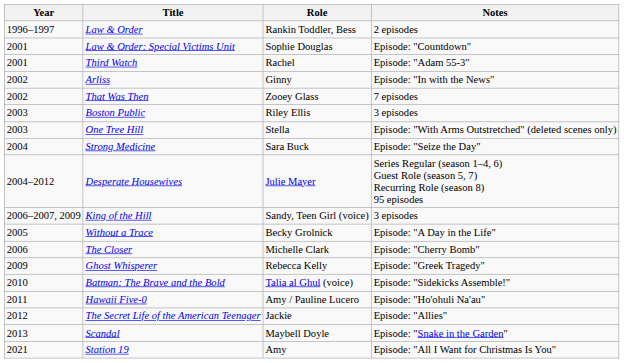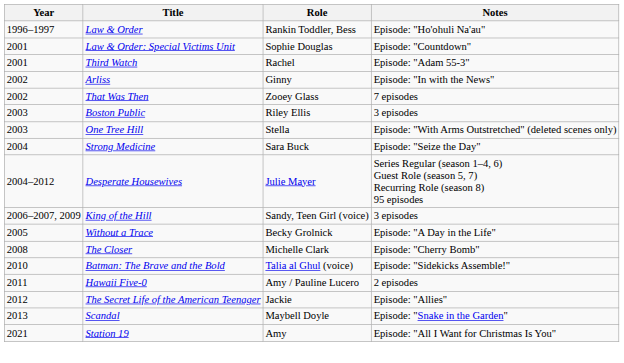(396, 29) 2 episodes -> (429, 29) Episode: "Ho'ohuli Na'au"
(17, 249) 2006 -> (17, 249) 2008
- row: (121, 266)
(429, 299) Episode: "Ho'ohuli Na'au" -> (396, 282) 2 episodes
